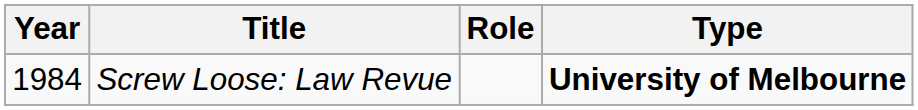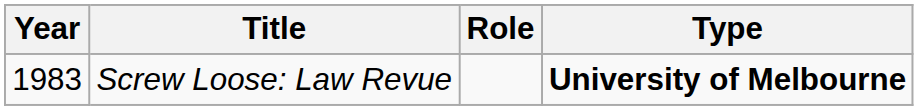(47, 79) 1984 -> (47, 79) 1983
